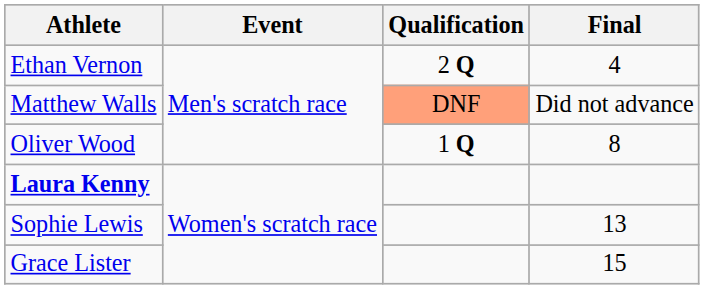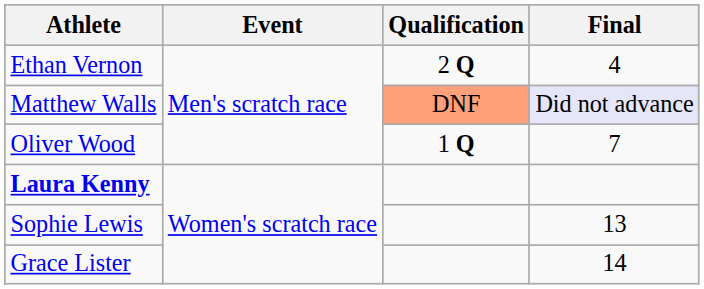(615, 104) no background -> (615, 104) lavender background
(615, 144) 8 -> (615, 144) 7
(615, 264) 15 -> (615, 264) 14
